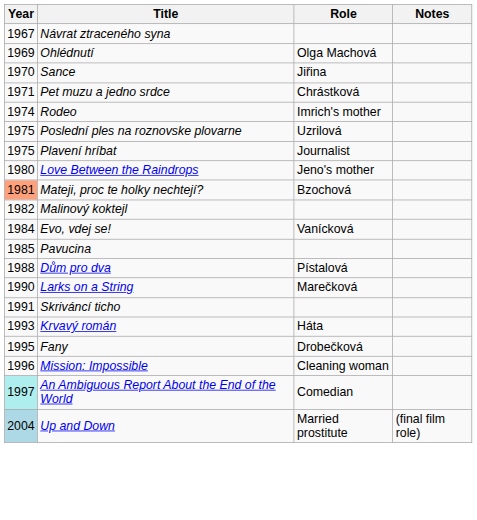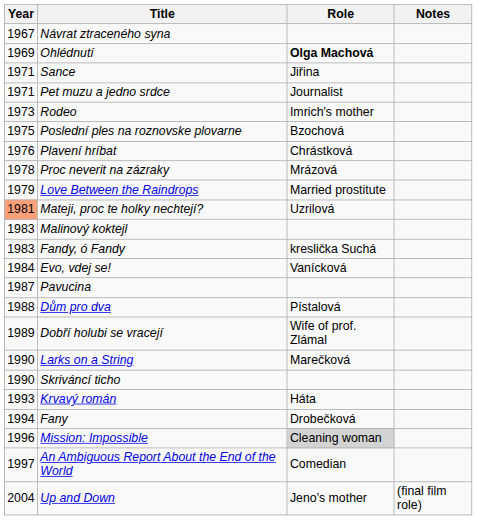(337, 53) normal -> (332, 53) bold
(21, 72) 1970 -> (21, 72) 1971
(328, 92) Chrástková -> (316, 92) Journalist
(21, 111) 1974 -> (21, 111) 1973
(319, 131) Uzrilová -> (317, 131) Bzochová
(21, 151) 1975 -> (21, 151) 1976
(323, 151) Journalist -> (321, 151) Chrástková
+ row: (105, 170)
(21, 170) 1980 -> (21, 190) 1979
(336, 170) Jeno's mother -> (338, 190) Married prostitute
(324, 190) Bzochová -> (312, 209) Uzrilová
(21, 209) 1982 -> (21, 229) 1983
+ row: (83, 248)
(21, 248) 1985 -> (21, 287) 1987
+ row: (102, 333)
(21, 307) 1991 -> (21, 379) 1990
(21, 346) 1995 -> (21, 418) 1994
(343, 365) no background -> (336, 438) lightgrey background
(21, 392) paleturquoise background -> (21, 464) no background
(21, 425) lightblue background -> (21, 498) no background
(322, 425) Married prostitute -> (328, 498) Jeno's mother
